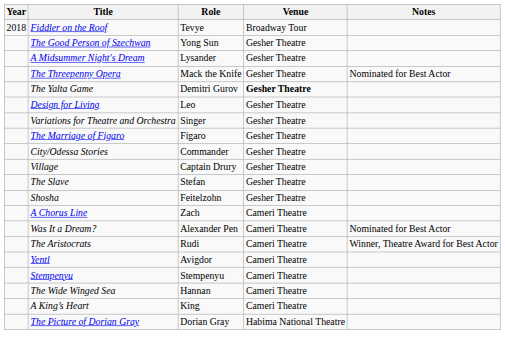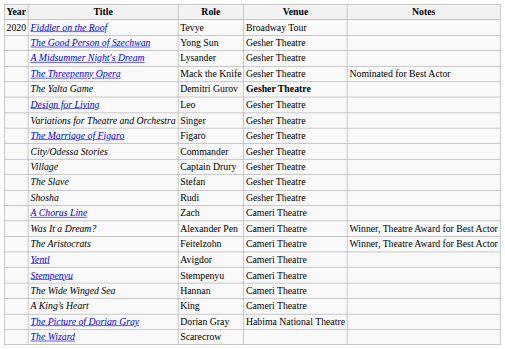(16, 27) 2018 -> (16, 27) 2020
(201, 197) Feitelzohn -> (190, 197) Rudi
(400, 228) Nominated for Best Actor -> (424, 228) Winner, Theatre Award for Best Actor
(190, 244) Rudi -> (201, 244) Feitelzohn
+ row: (53, 337)
